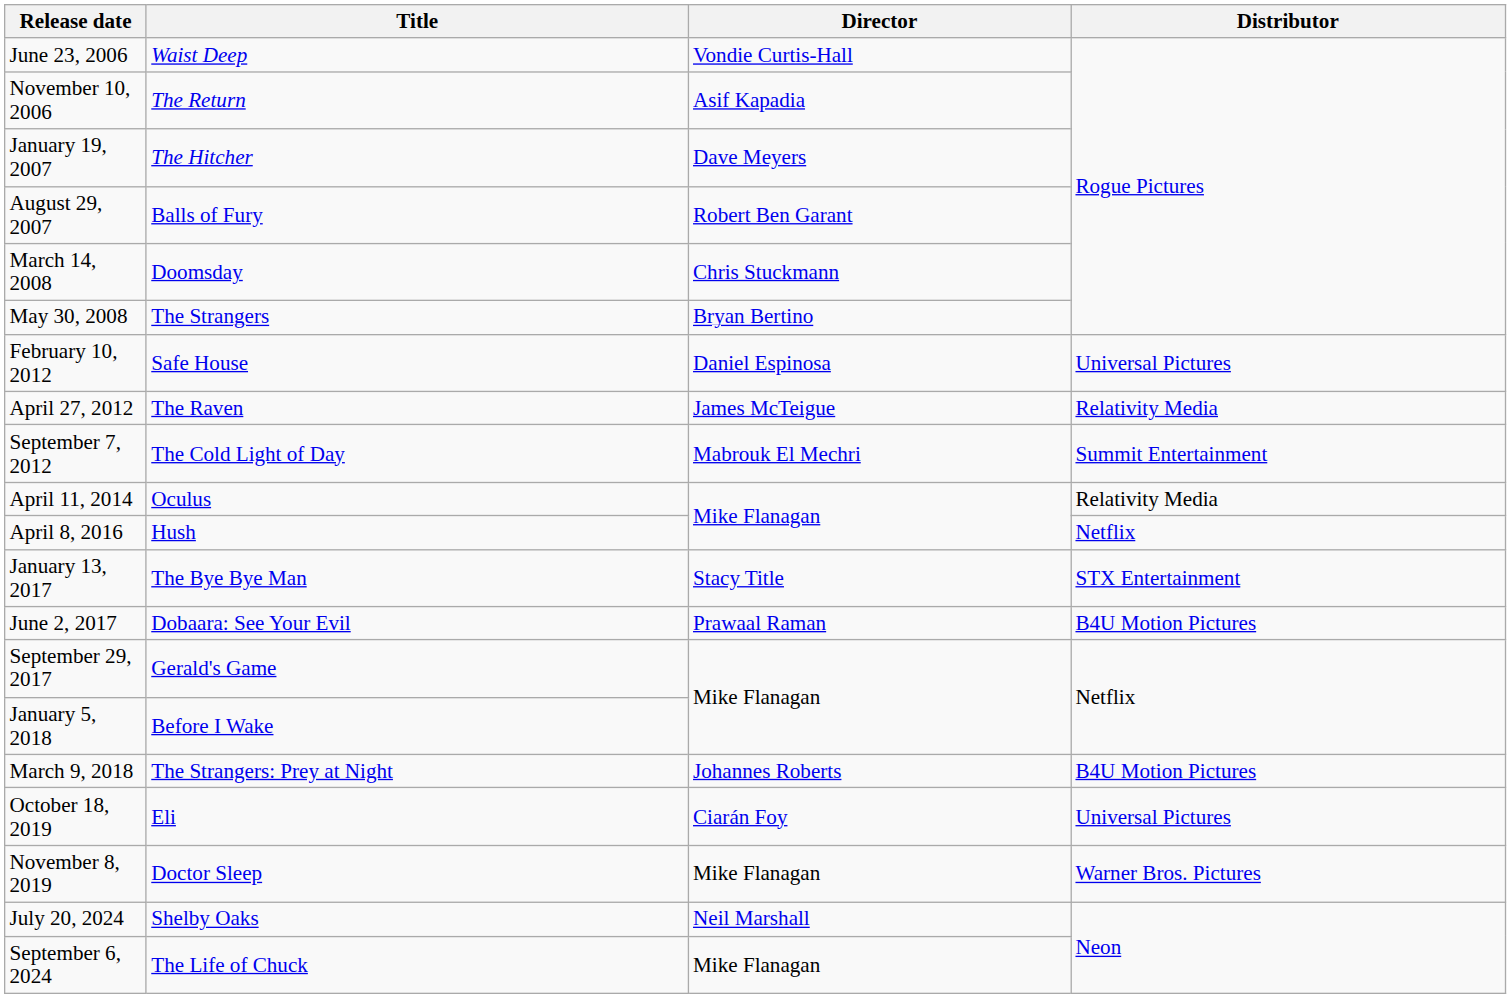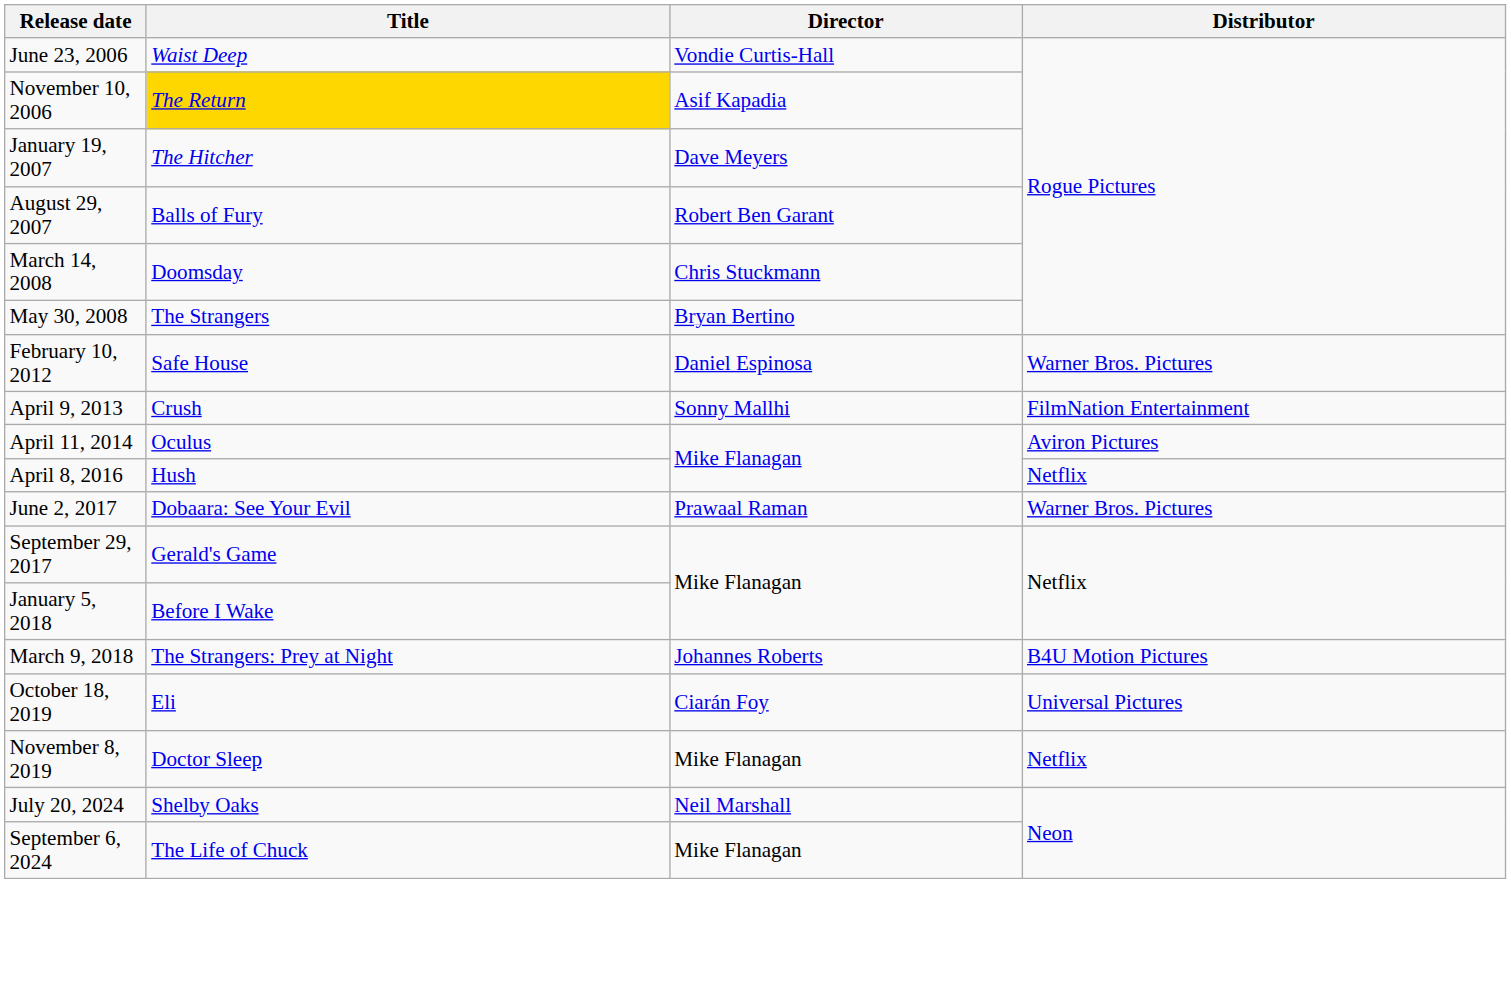(198, 100) no background -> (198, 100) gold background
(1153, 362) Universal Pictures -> (1120, 362) Warner Bros. Pictures
- row: (71, 408)
- row: (65, 453)
+ row: (66, 408)
(1147, 498) Relativity Media -> (1093, 441) Aviron Pictures
- row: (58, 577)
(1166, 623) B4U Motion Pictures -> (1120, 508) Warner Bros. Pictures
(1168, 873) Warner Bros. Pictures -> (1057, 759) Netflix
